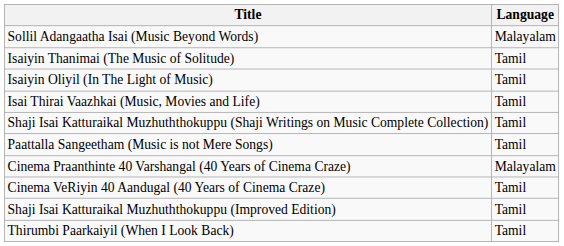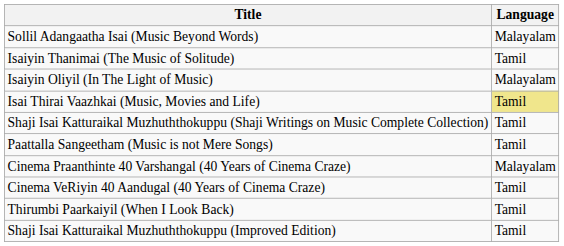(510, 79) Tamil -> (525, 79) Malayalam
(510, 101) no background -> (510, 101) khaki background
rows swapped: (121, 230) <-> (172, 209)
